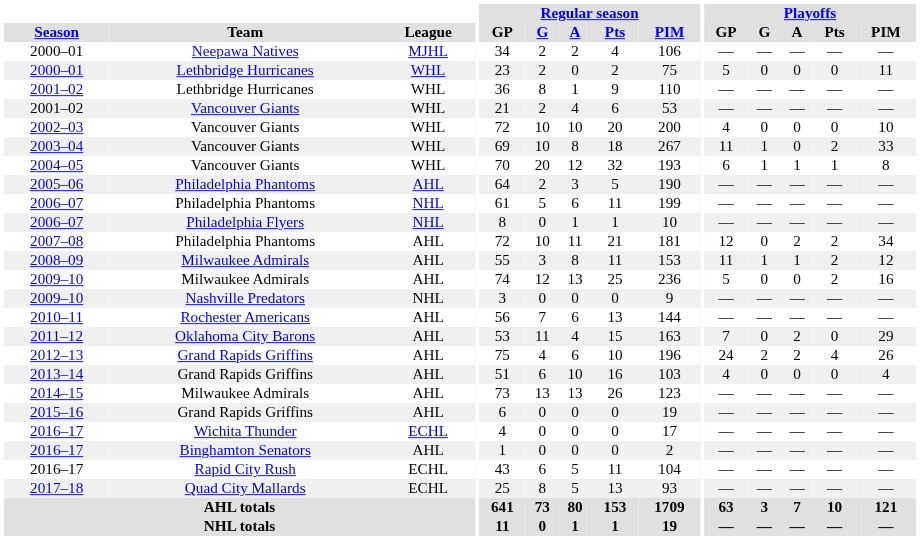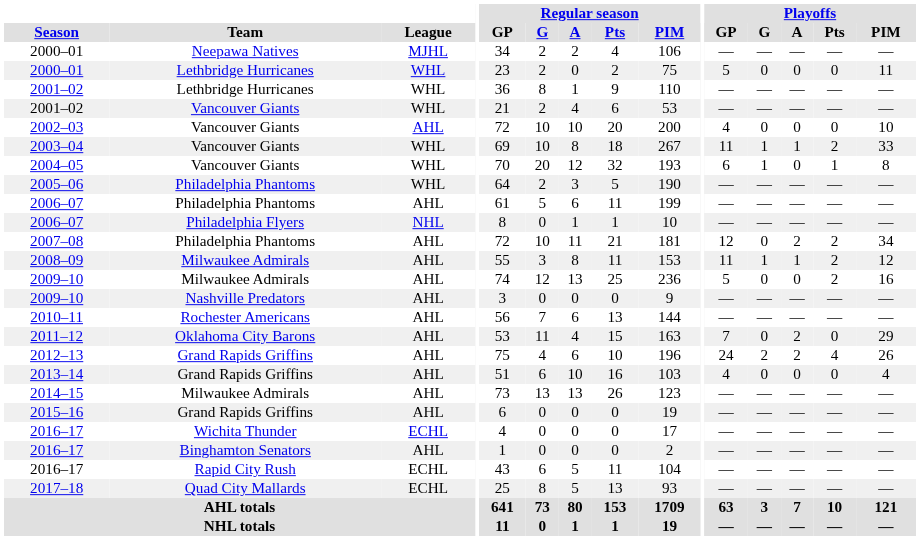(428, 127) WHL -> (428, 127) AHL
(797, 146) 0 -> (797, 146) 1
(797, 165) 1 -> (797, 165) 0
(428, 184) AHL -> (428, 184) WHL
(428, 203) NHL -> (428, 203) AHL
(428, 298) NHL -> (428, 298) AHL
